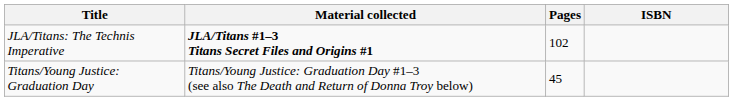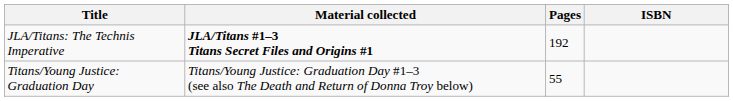(559, 43) 102 -> (559, 43) 192
(556, 78) 45 -> (556, 78) 55
